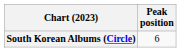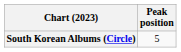(157, 39) 6 -> (157, 39) 5
